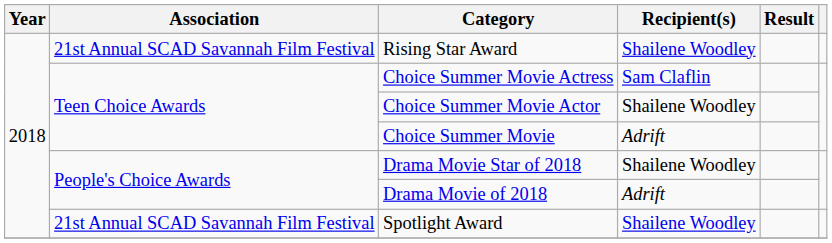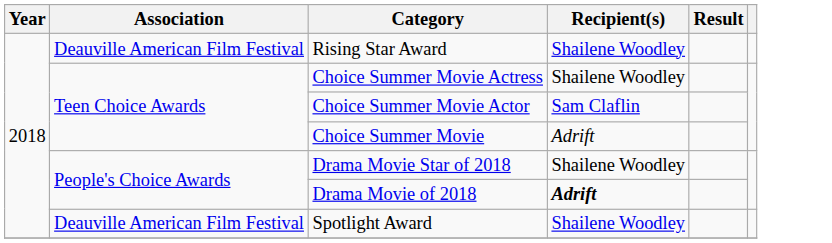(214, 48) 21st Annual SCAD Savannah Film Festival -> (179, 48) Deauville American Film Festival
(666, 77) Sam Claflin -> (618, 77) Shailene Woodley
(689, 106) Shailene Woodley -> (596, 106) Sam Claflin
(643, 194) normal -> (574, 194) bold
(214, 223) 21st Annual SCAD Savannah Film Festival -> (179, 223) Deauville American Film Festival
